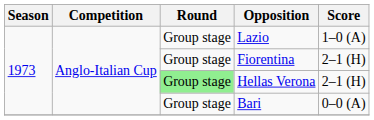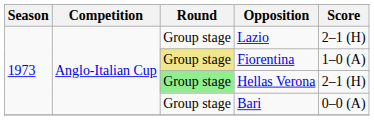(344, 37) 1–0 (A) -> (344, 37) 2–1 (H)
(197, 59) no background -> (197, 59) khaki background
(344, 59) 2–1 (H) -> (344, 59) 1–0 (A)
